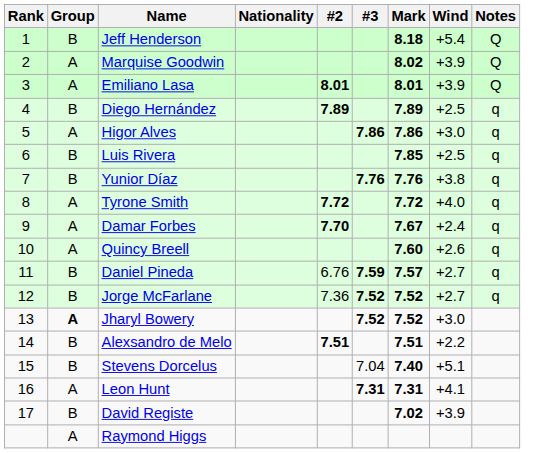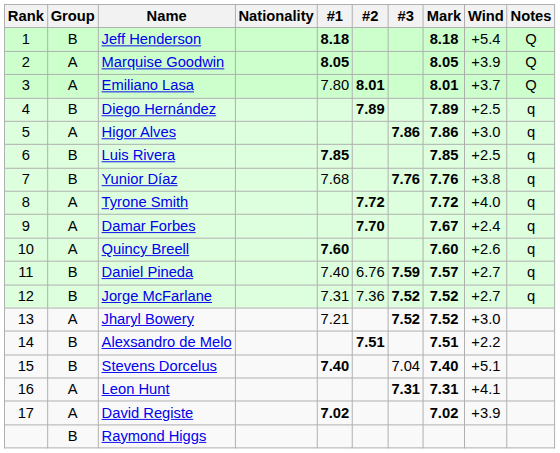+ column: (335, 16)
(409, 62) 8.02 -> (444, 62) 8.05
(450, 86) +3.9 -> (486, 86) +3.7
(73, 319) bold -> (73, 319) normal
(73, 413) B -> (73, 413) A
(73, 436) A -> (73, 436) B
